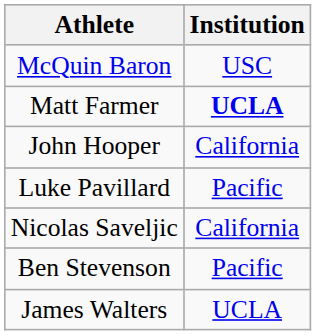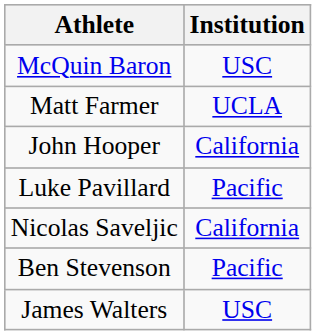(247, 106) bold -> (247, 106) normal
(247, 308) UCLA -> (247, 308) USC
